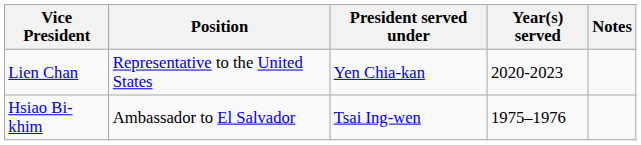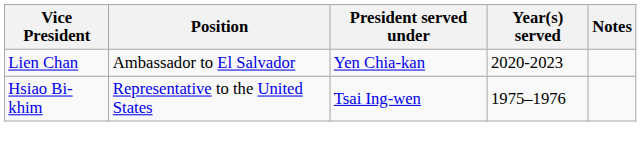(208, 72) Representative to the United States -> (204, 62) Ambassador to El Salvador
(204, 117) Ambassador to El Salvador -> (208, 98) Representative to the United States
